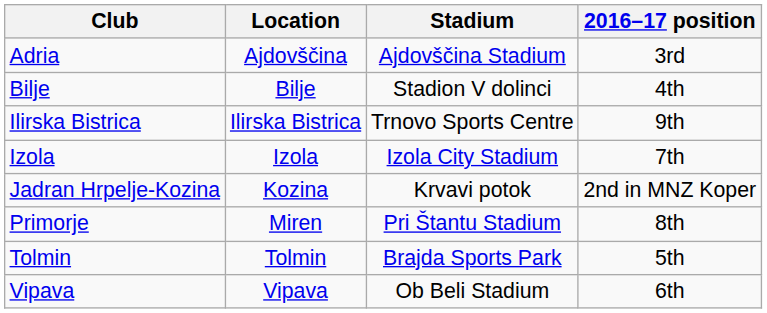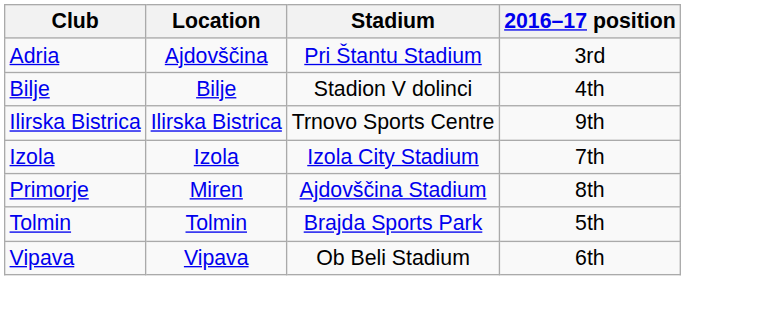(472, 55) Ajdovščina Stadium -> (393, 55) Pri Štantu Stadium
- row: (115, 190)
(472, 223) Pri Štantu Stadium -> (393, 190) Ajdovščina Stadium
